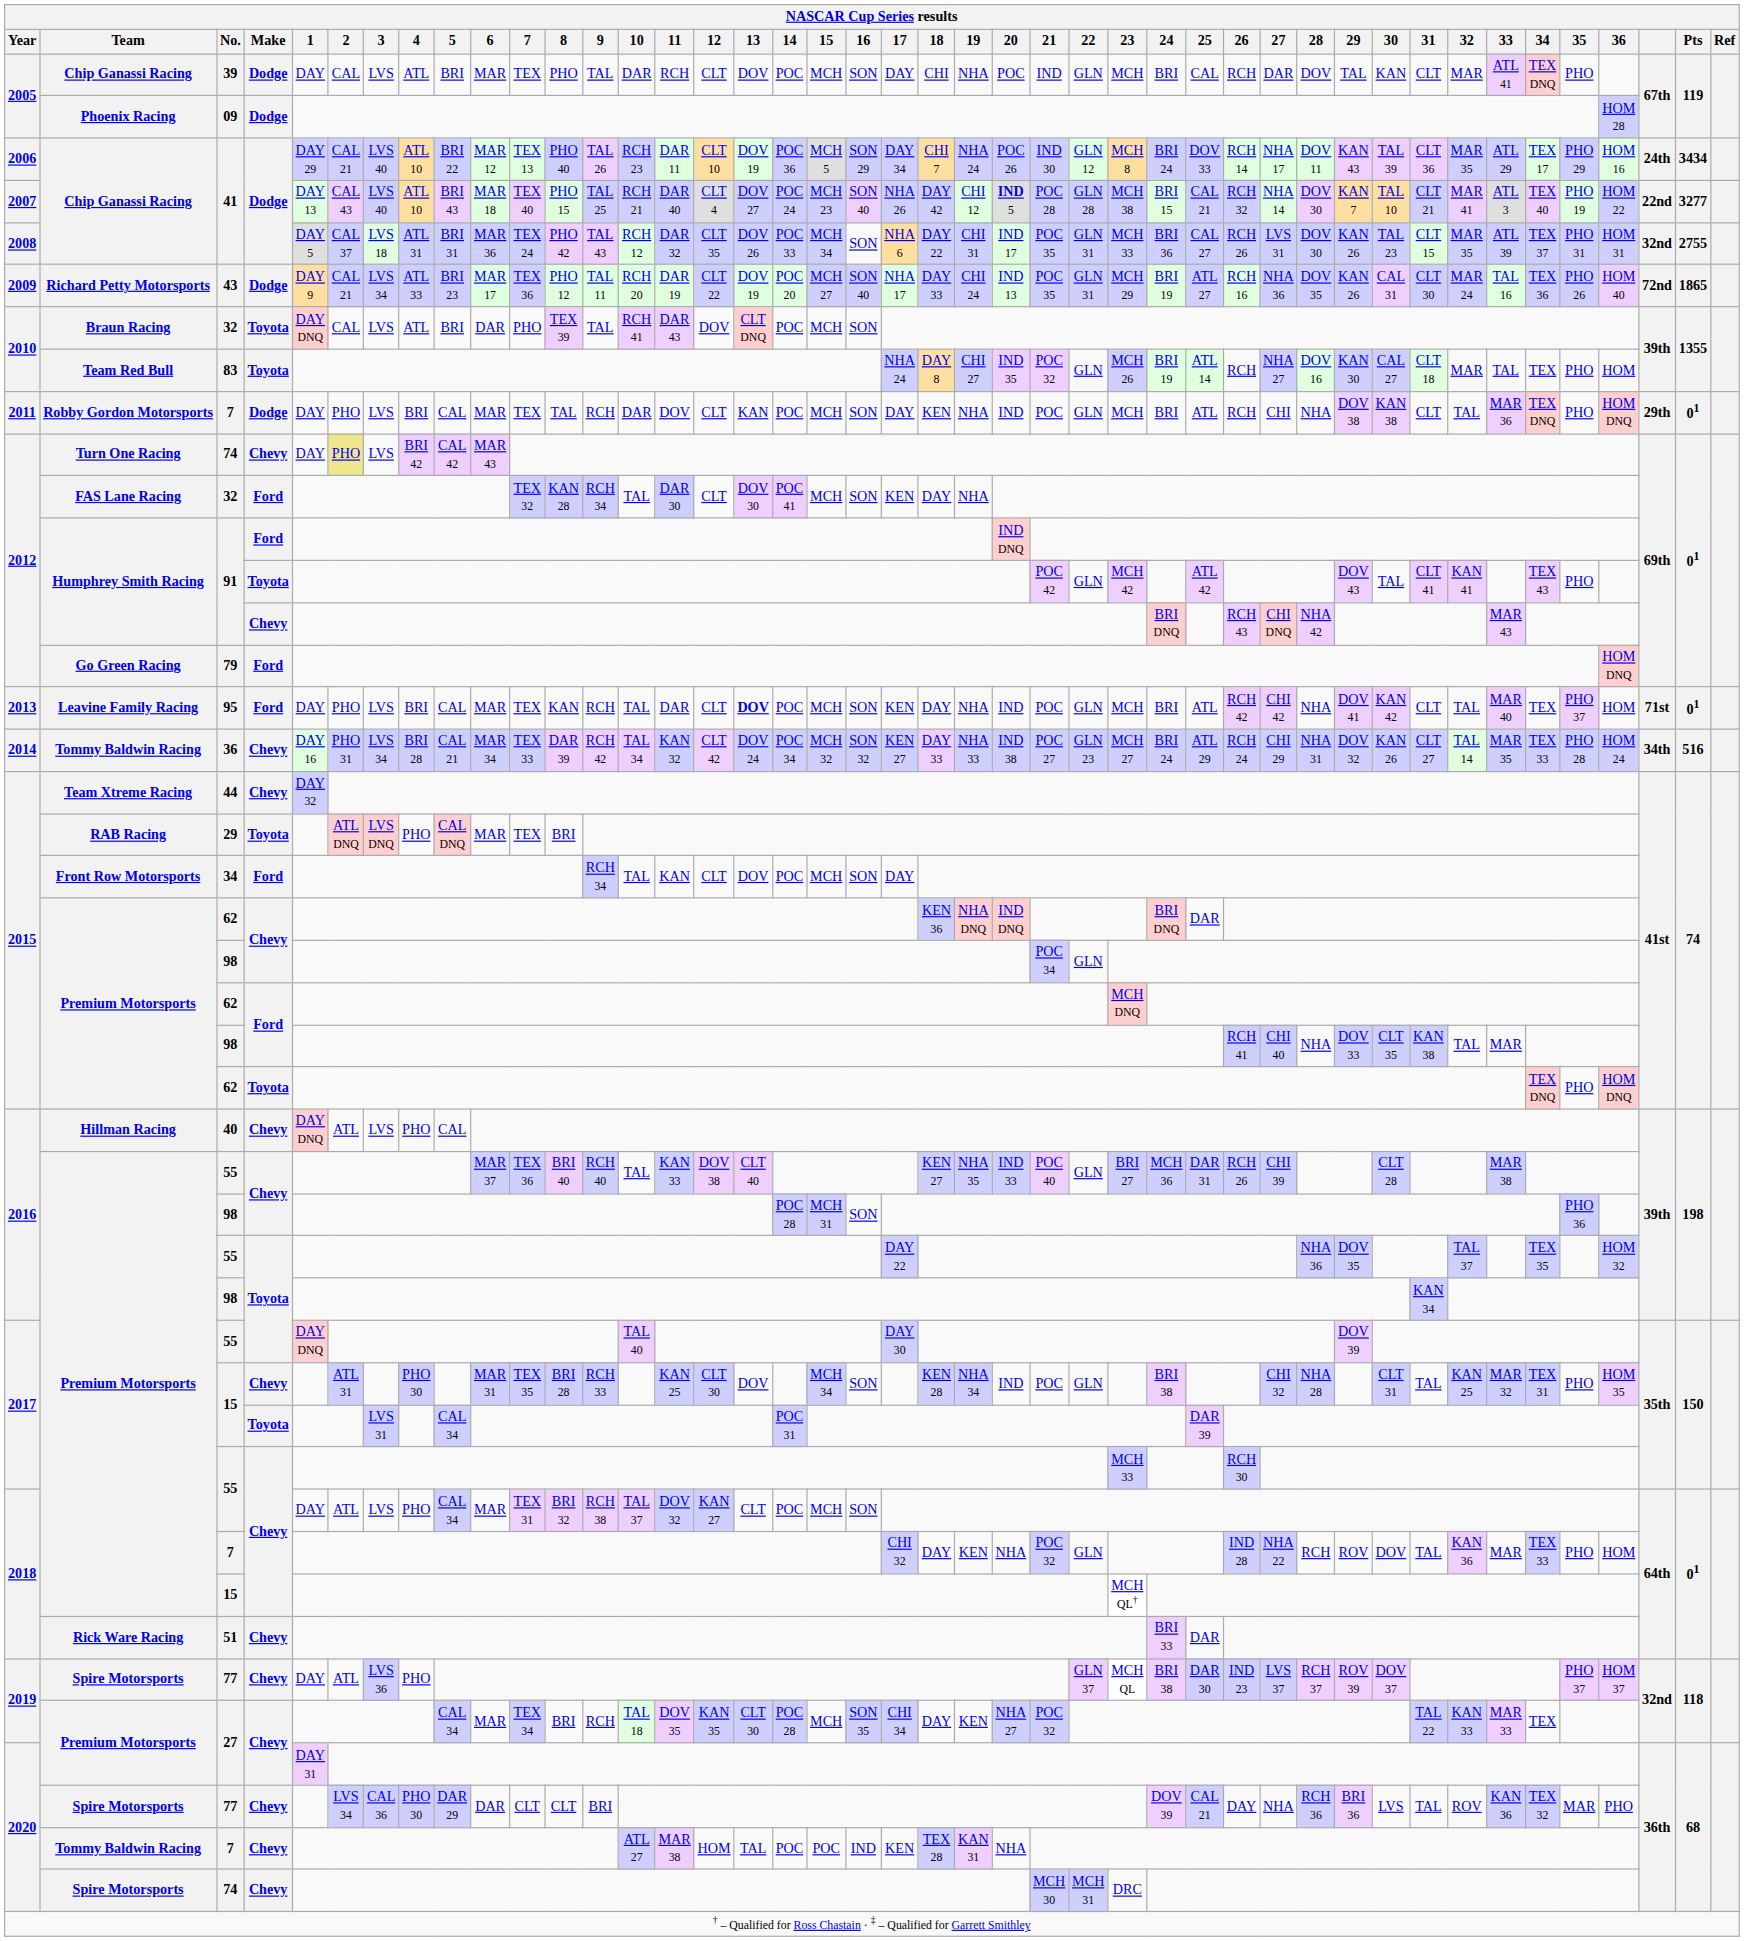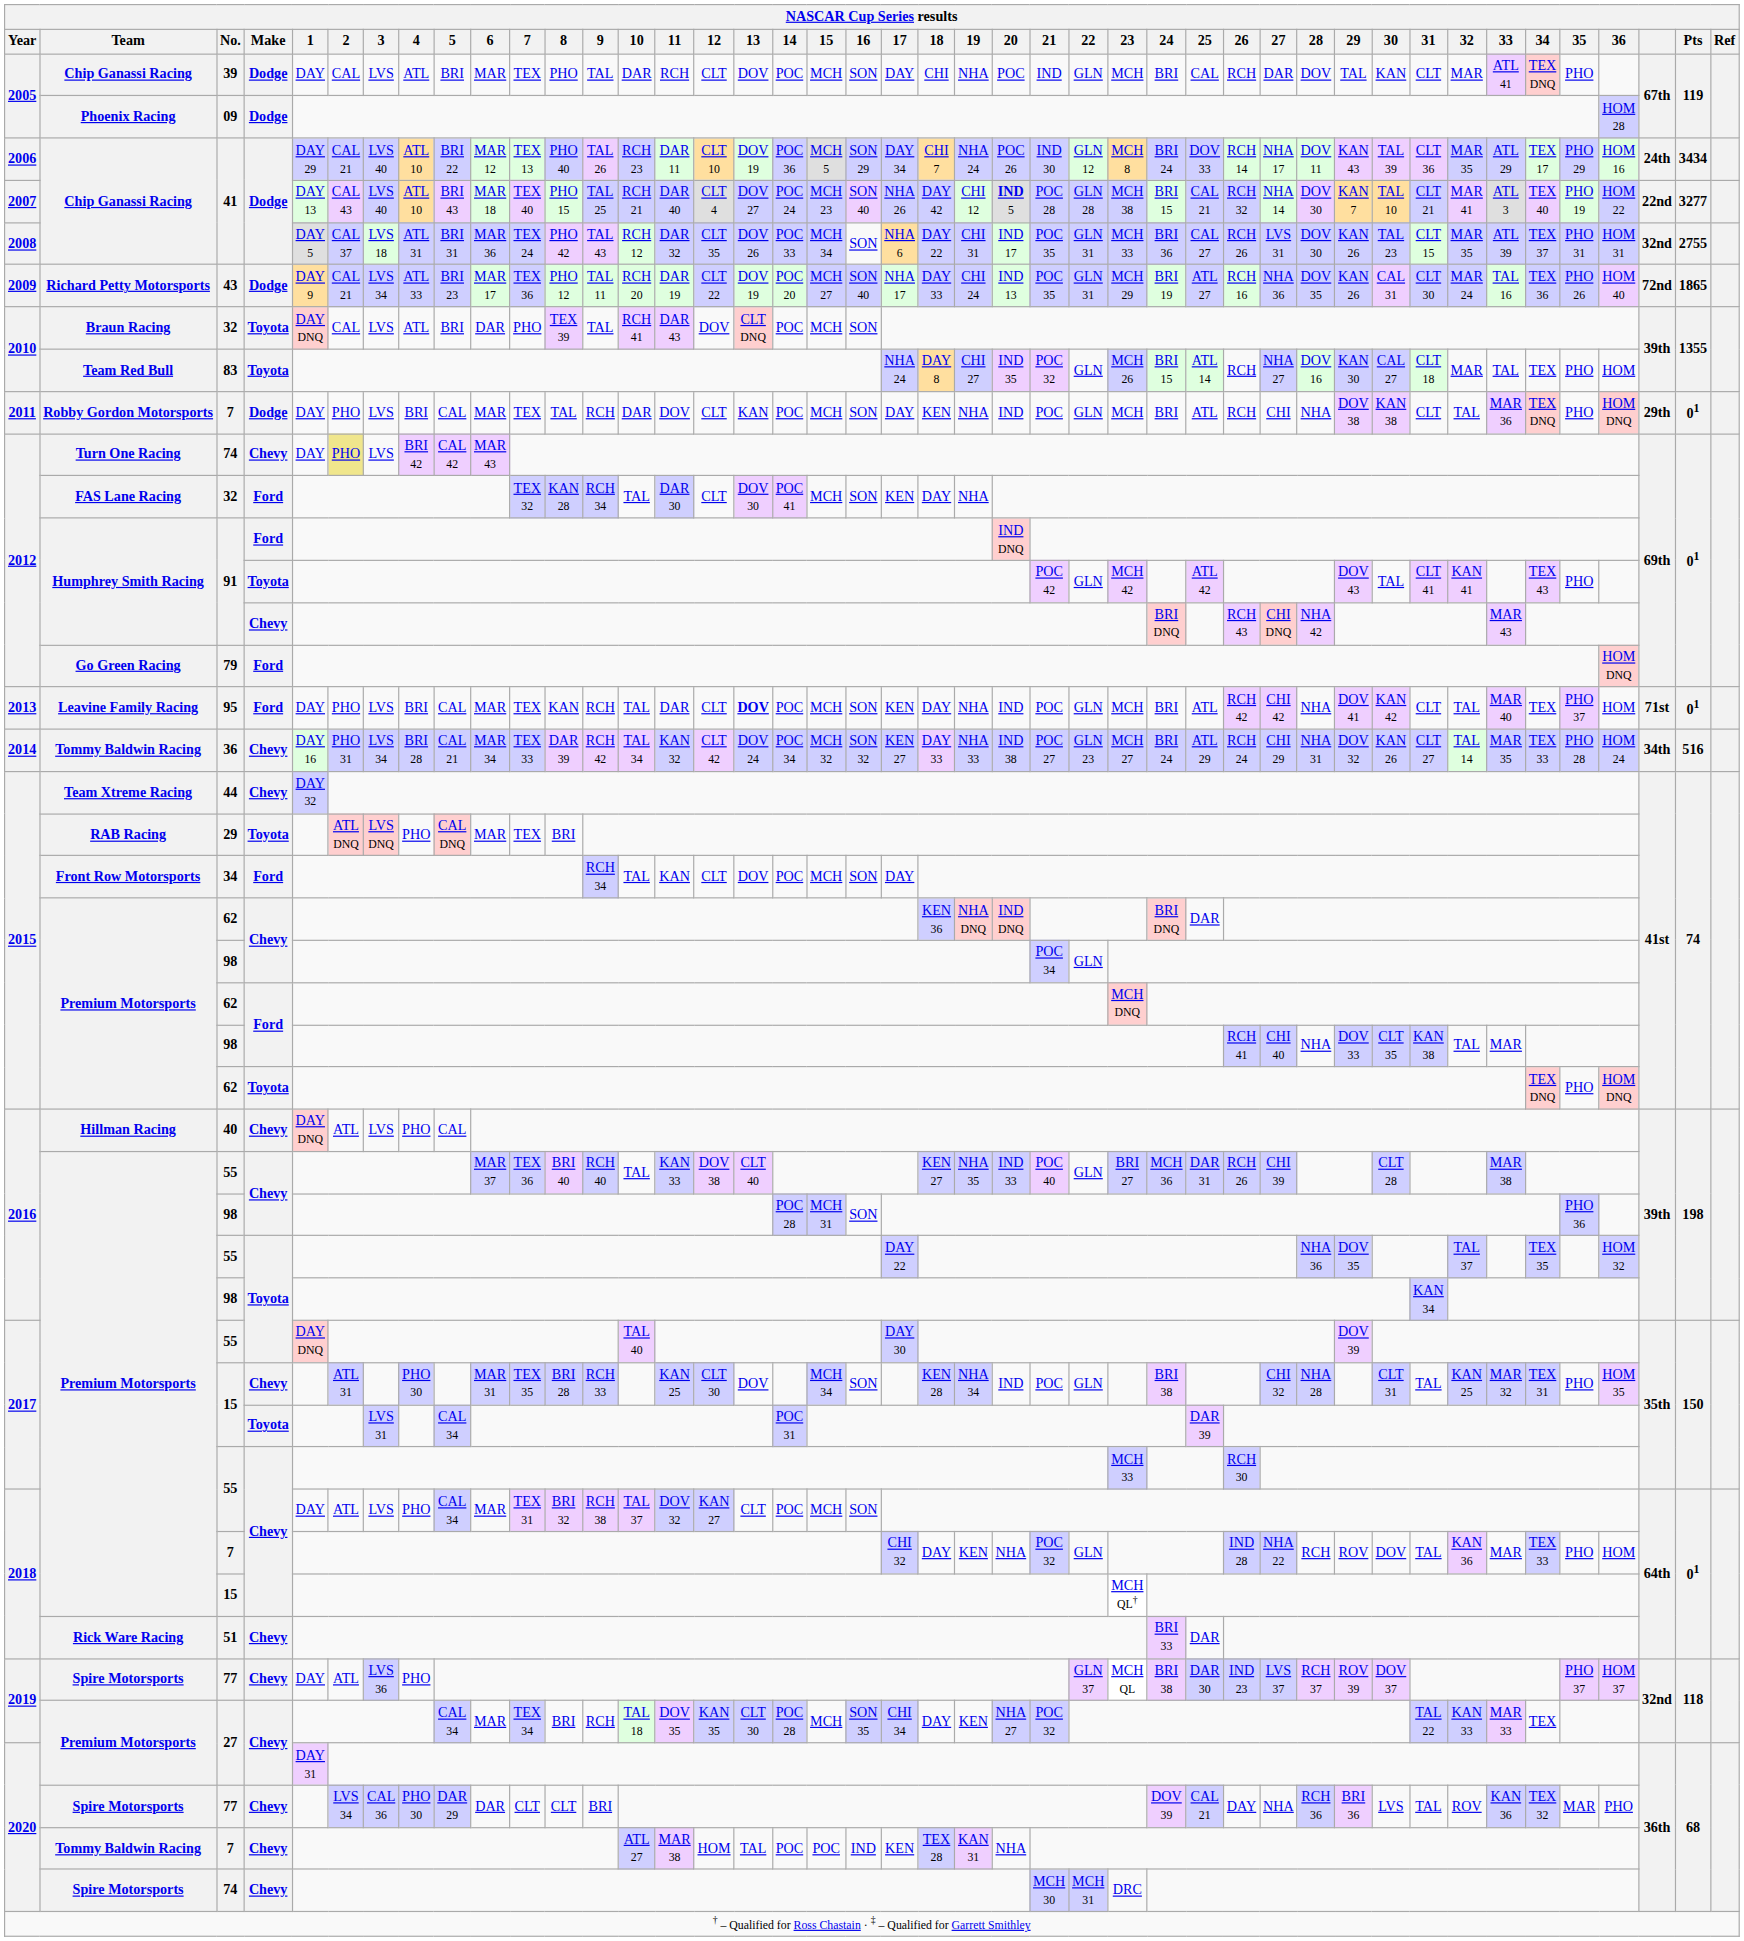(1166, 369) BRI 19 -> (1166, 369) BRI 15
